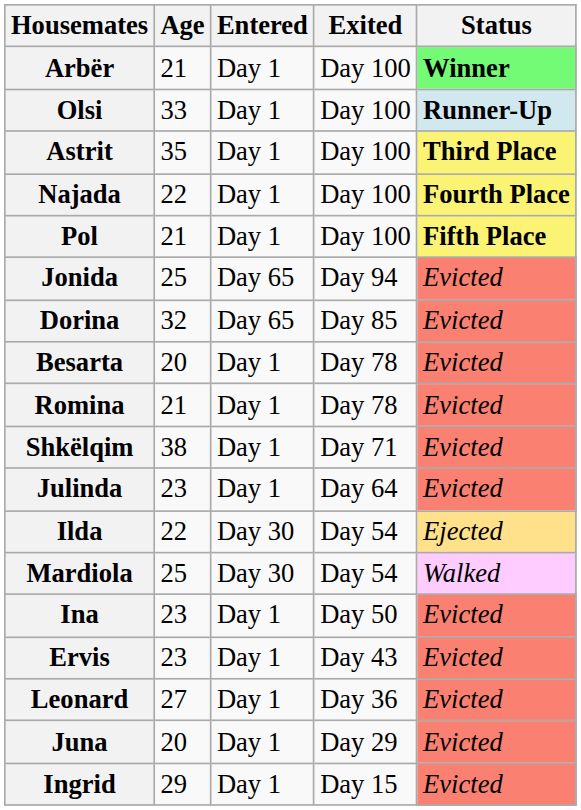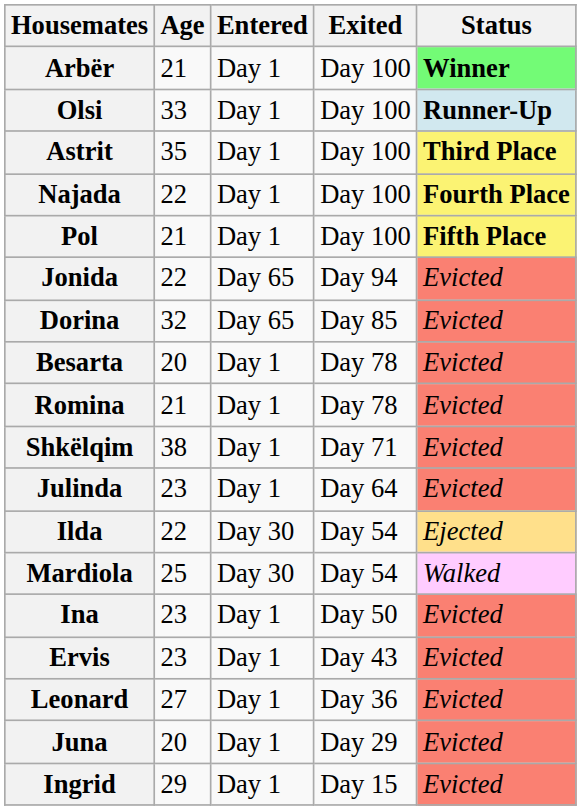(174, 278) 25 -> (174, 278) 22
